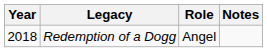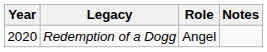(22, 36) 2018 -> (22, 36) 2020
